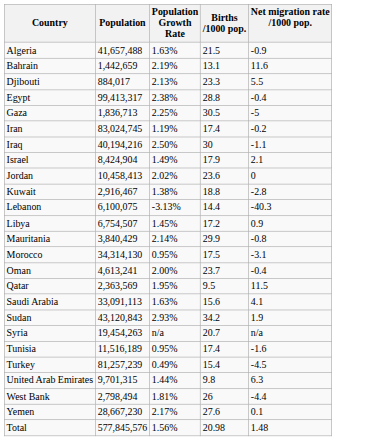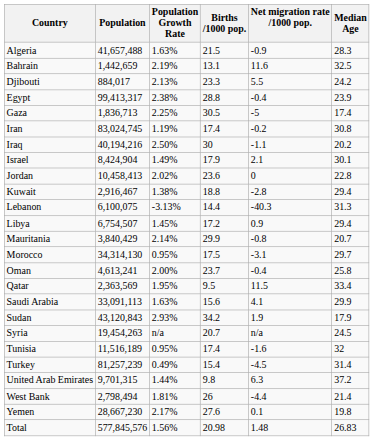+ column: (350, 23)
